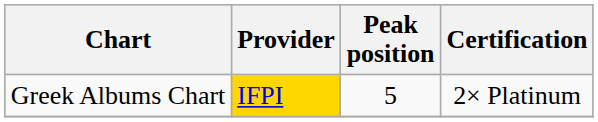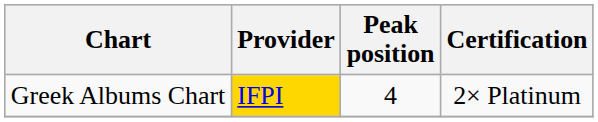(391, 95) 5 -> (391, 95) 4
